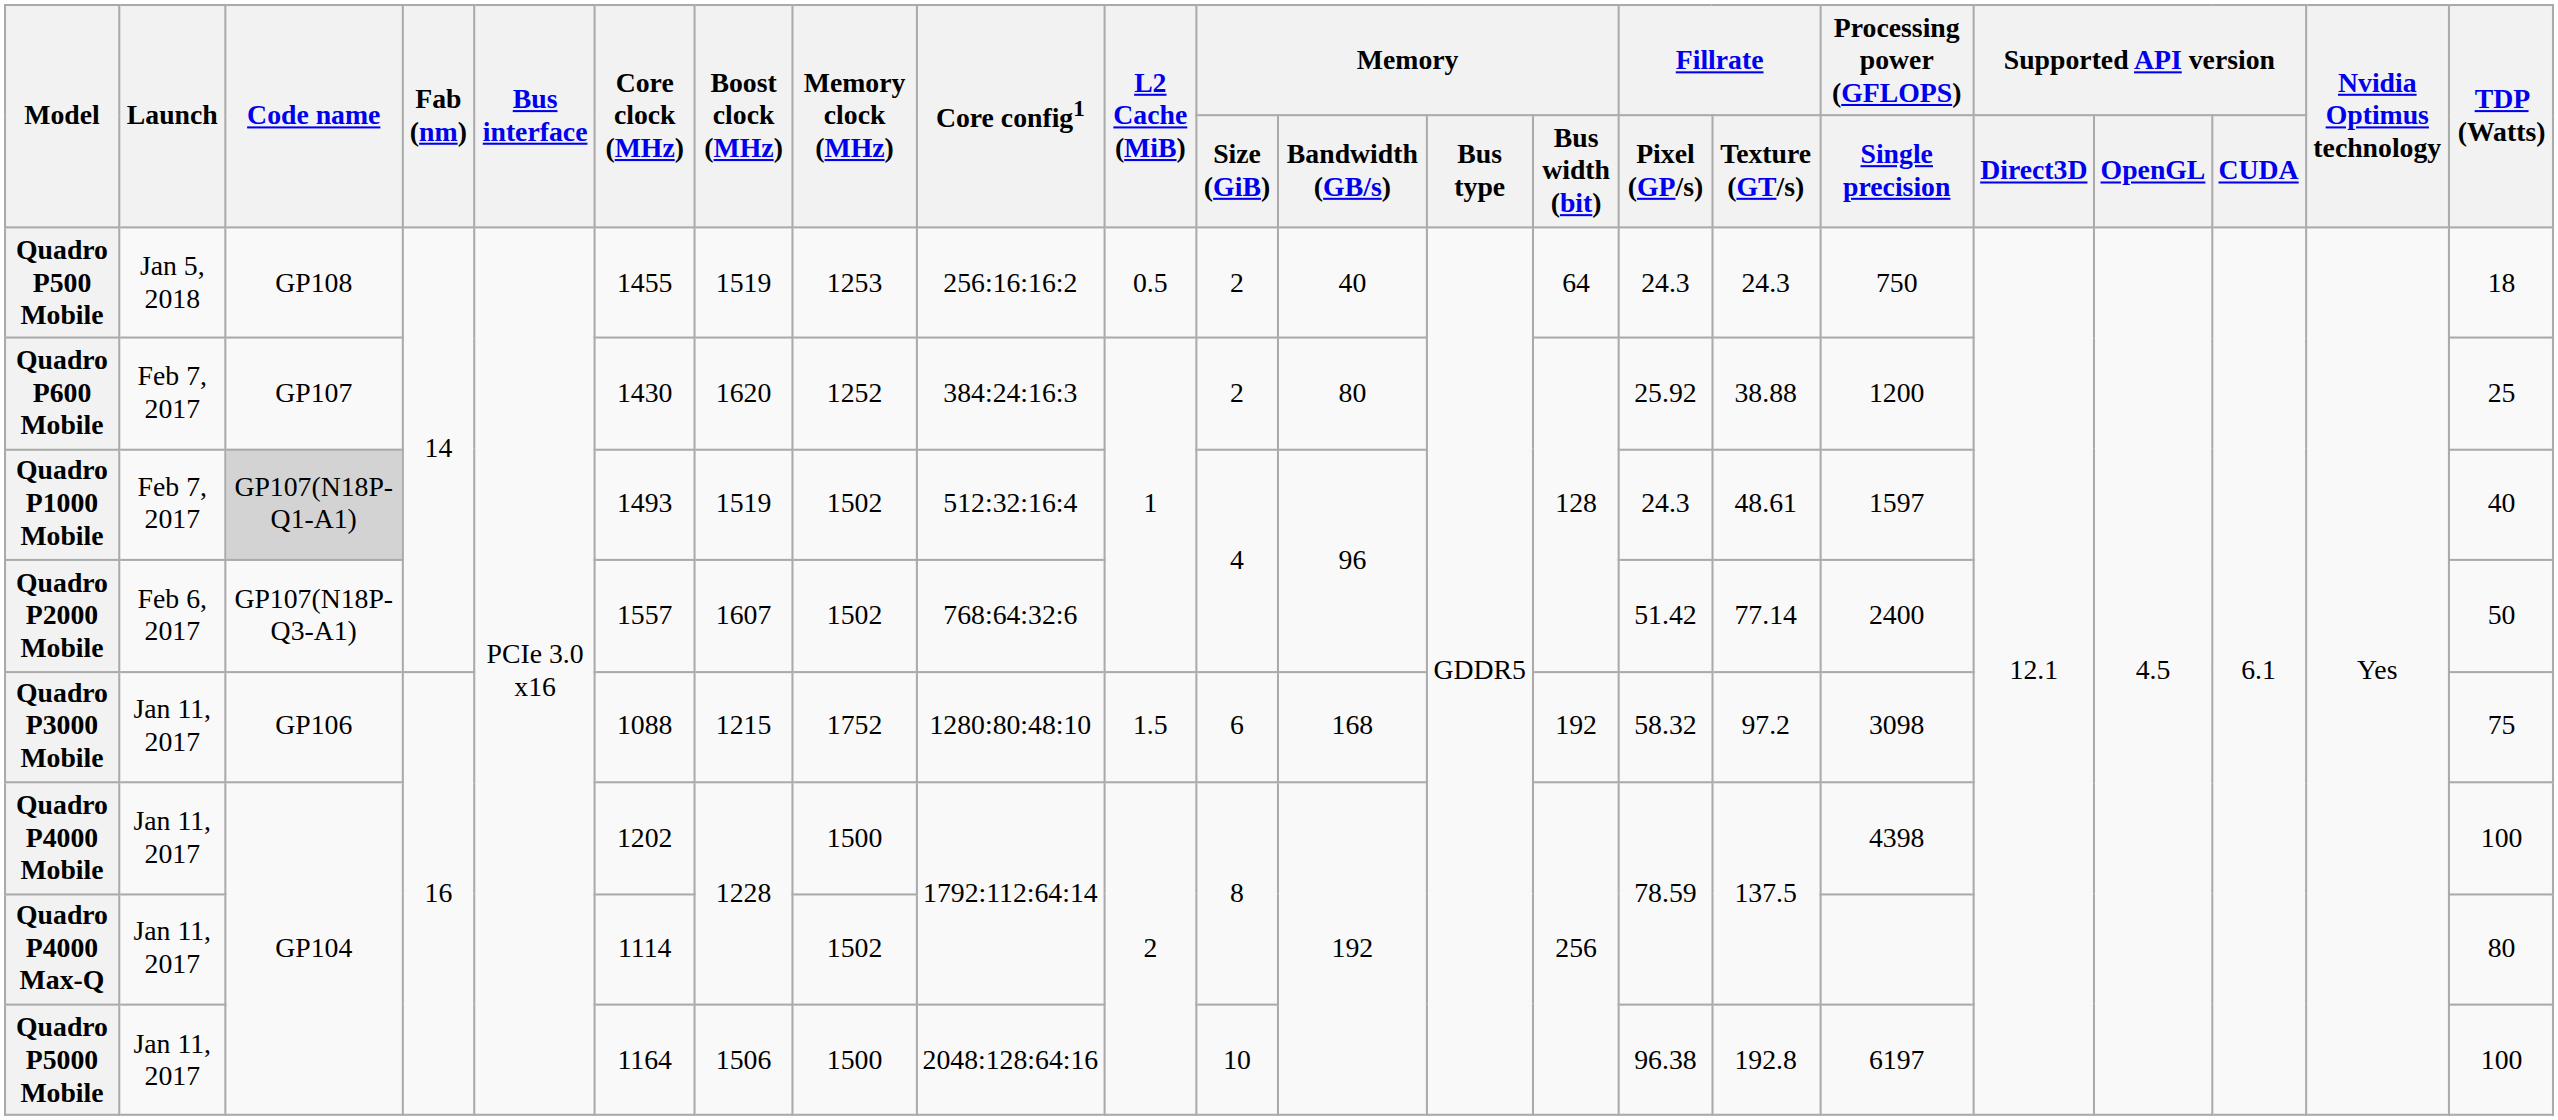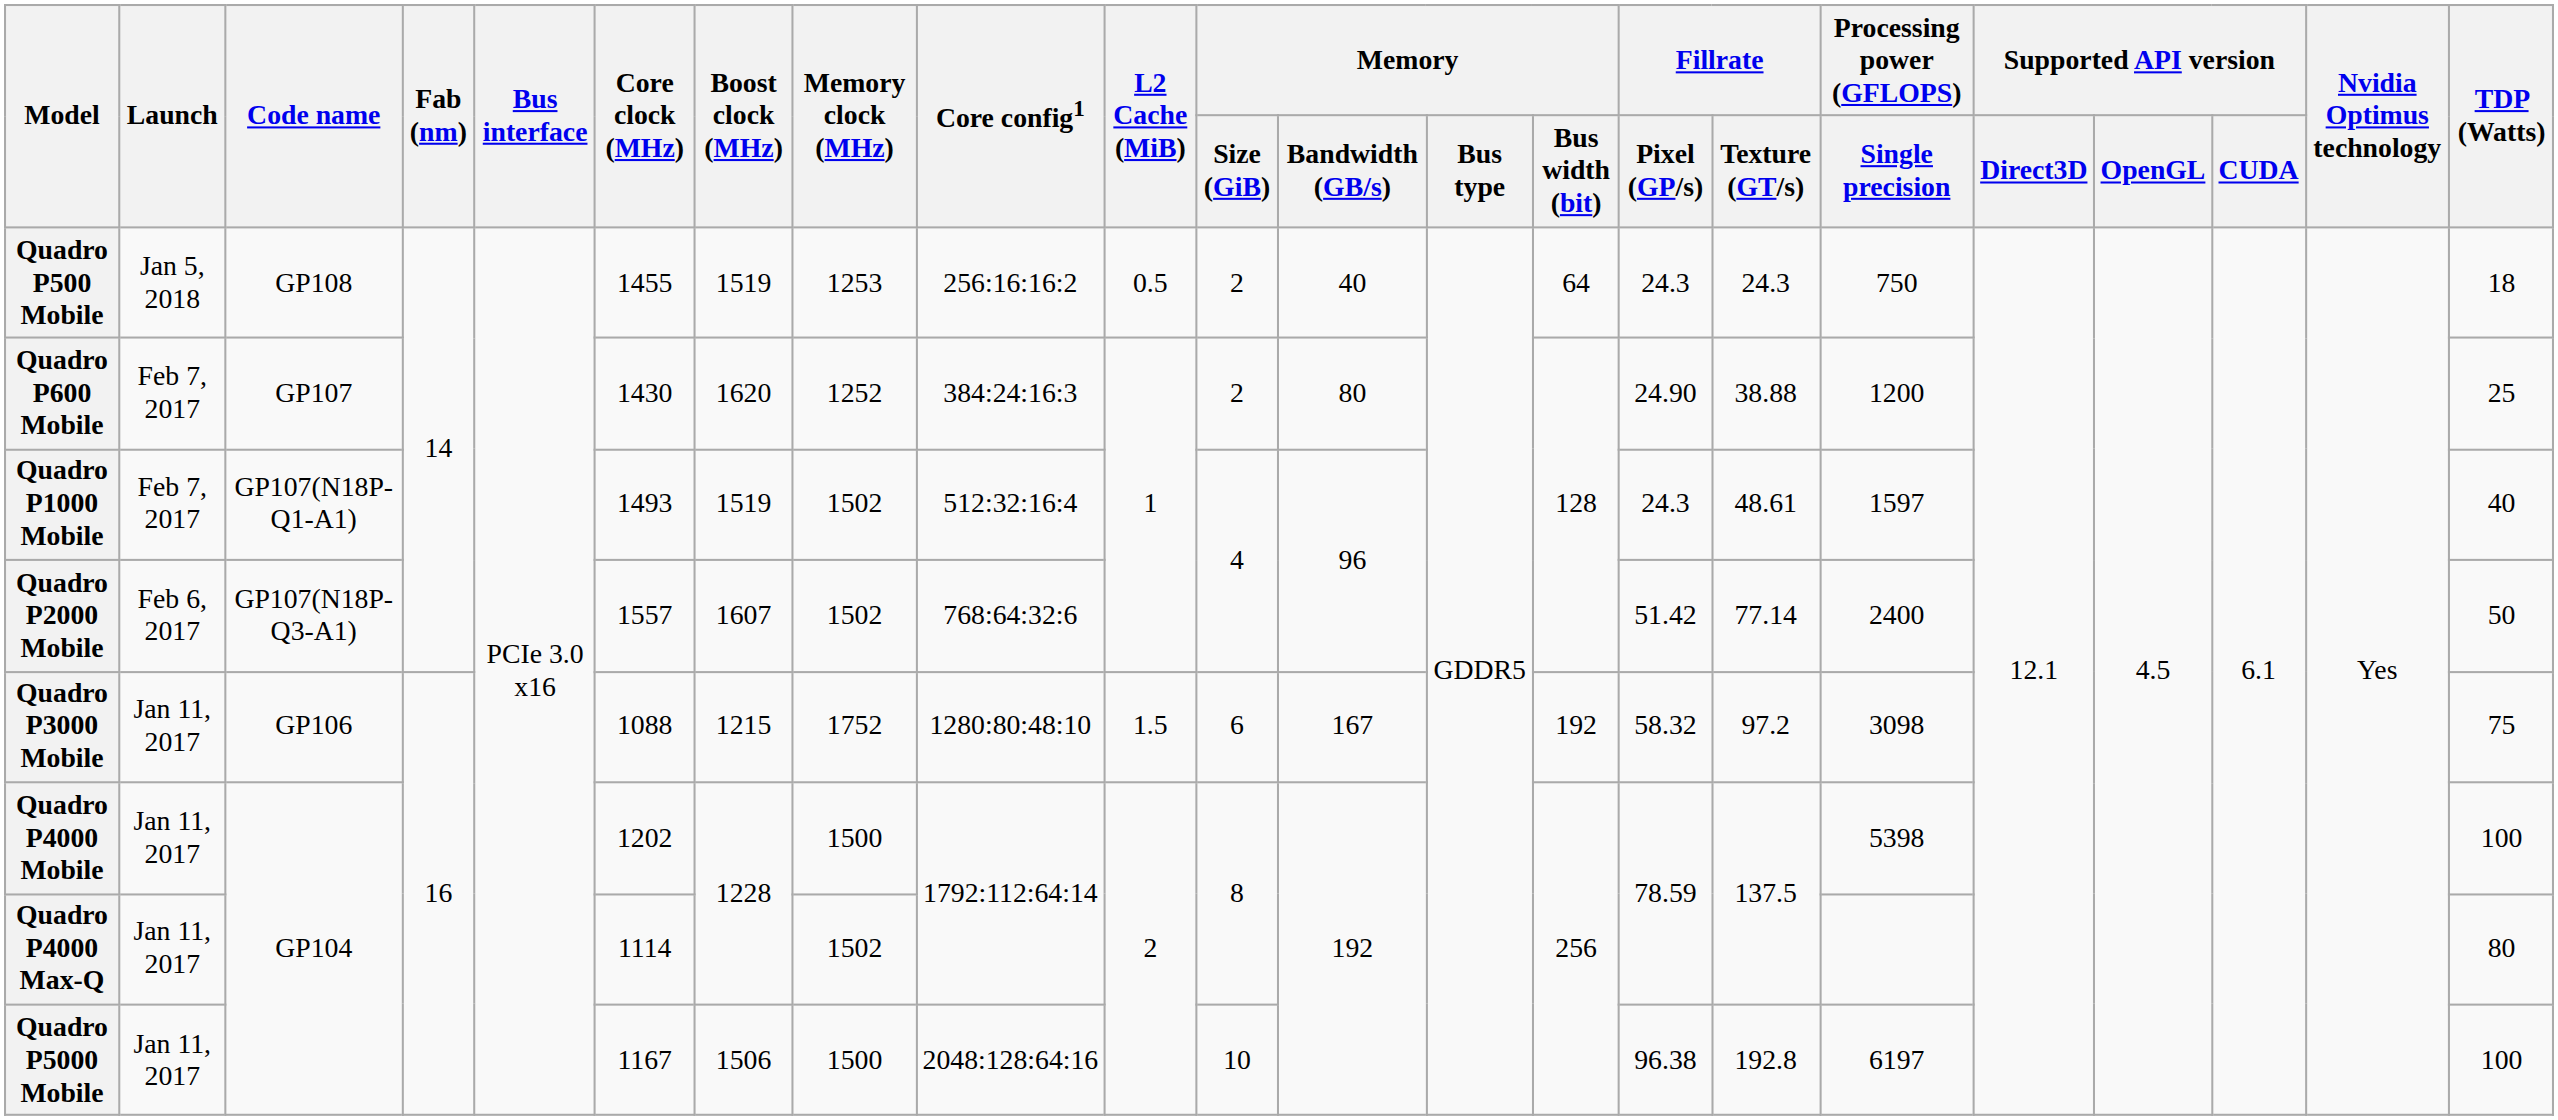(1665, 392) 25.92 -> (1665, 392) 24.90
(314, 503) lightgrey background -> (314, 503) no background
(1352, 725) 168 -> (1352, 725) 167
(1897, 836) 4398 -> (1897, 836) 5398
(645, 1059) 1164 -> (645, 1059) 1167
